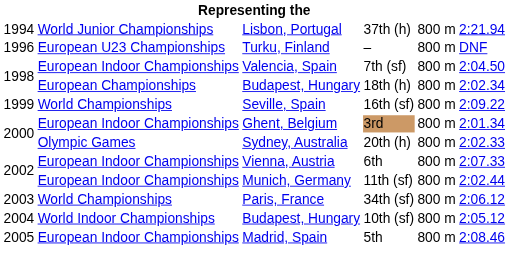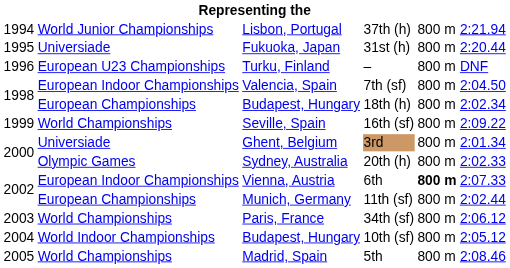+ row: (387, 48)
(138, 123) European Indoor Championships -> (74, 142) Universiade
(437, 161) normal -> (437, 180) bold
(138, 180) European Indoor Championships -> (117, 199) European Championships
(138, 237) European Indoor Championships -> (105, 256) World Championships
